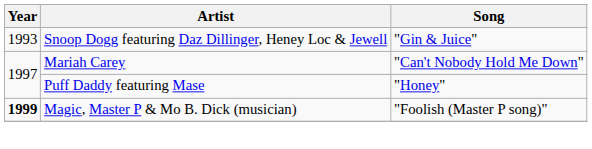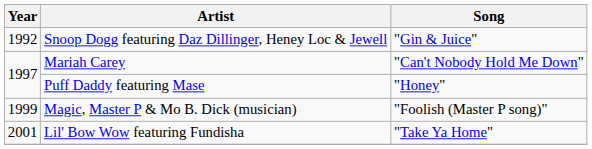(23, 39) 1993 -> (23, 39) 1992
(23, 109) bold -> (23, 109) normal
+ row: (144, 132)
